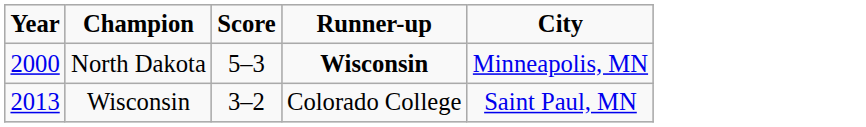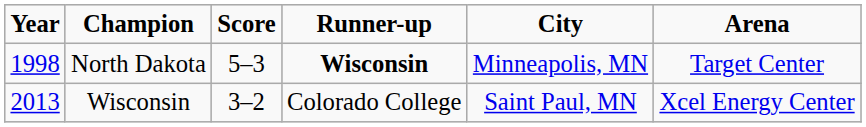+ column: (757, 24)
(35, 63) 2000 -> (35, 63) 1998
